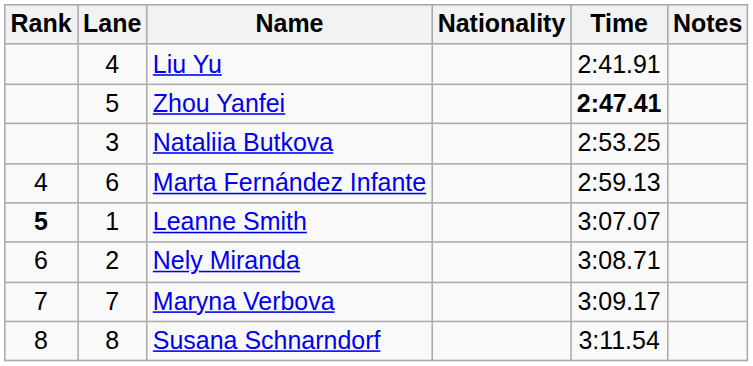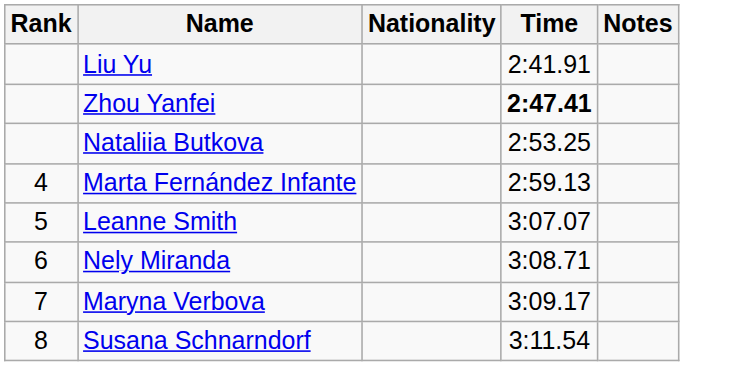- column: (112, 24)
(41, 222) bold -> (41, 222) normal
